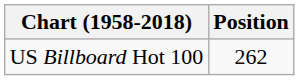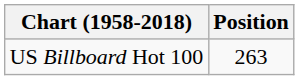(251, 56) 262 -> (251, 56) 263
